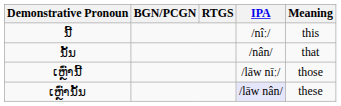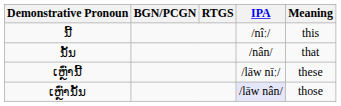(310, 72) those -> (310, 72) these
(310, 91) these -> (310, 91) those
